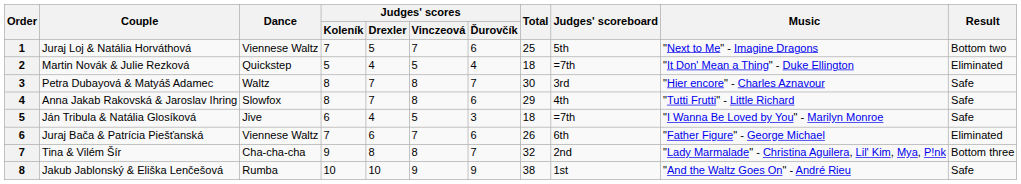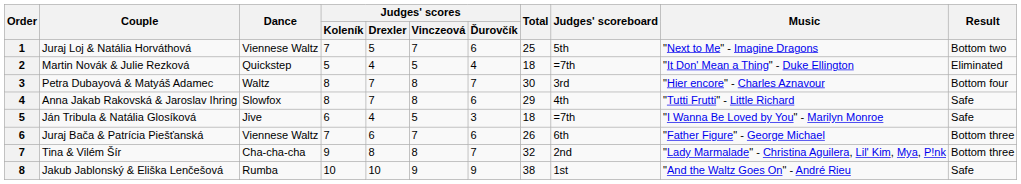(962, 83) Safe -> (980, 83) Bottom four
(977, 135) Eliminated -> (983, 135) Bottom three
